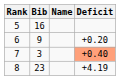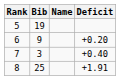(39, 26) 16 -> (39, 26) 19
(95, 54) lightsalmon background -> (95, 54) no background
(39, 68) 23 -> (39, 68) 25
(95, 68) +4.19 -> (95, 68) +1.91
